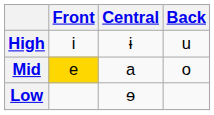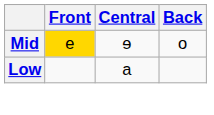- row: (27, 43)
(131, 69) a -> (127, 43) ɘ
(131, 95) ɘ -> (127, 69) a
